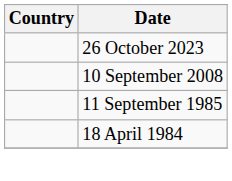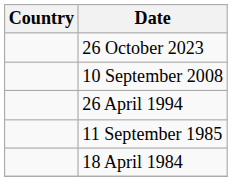+ row: (133, 104)
